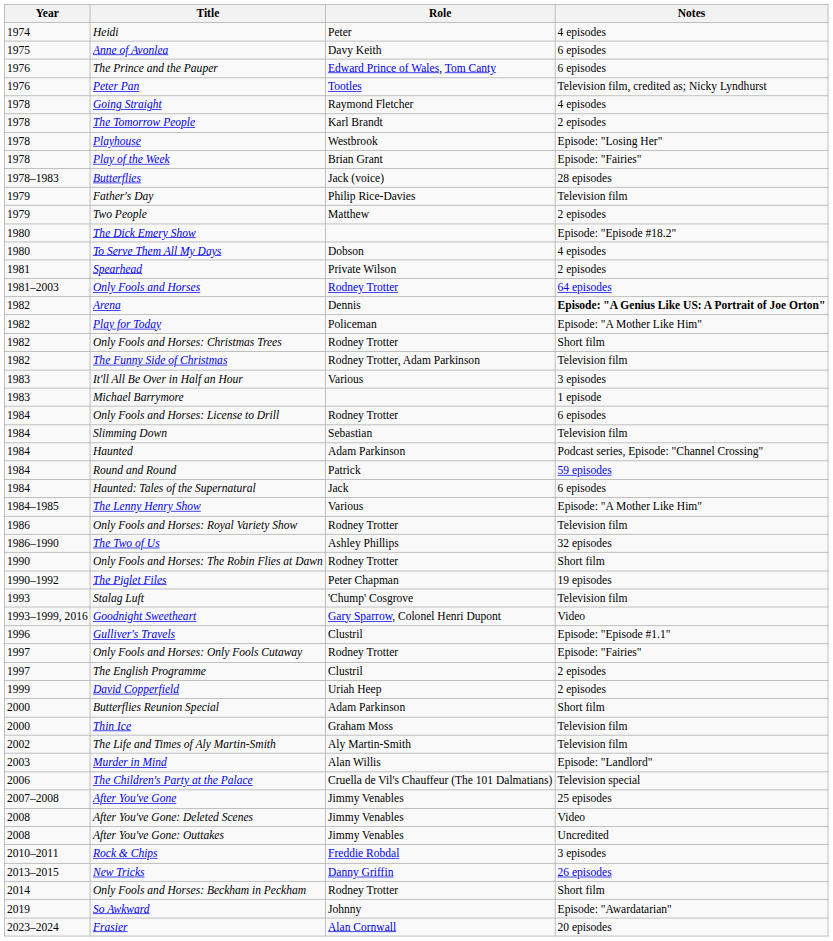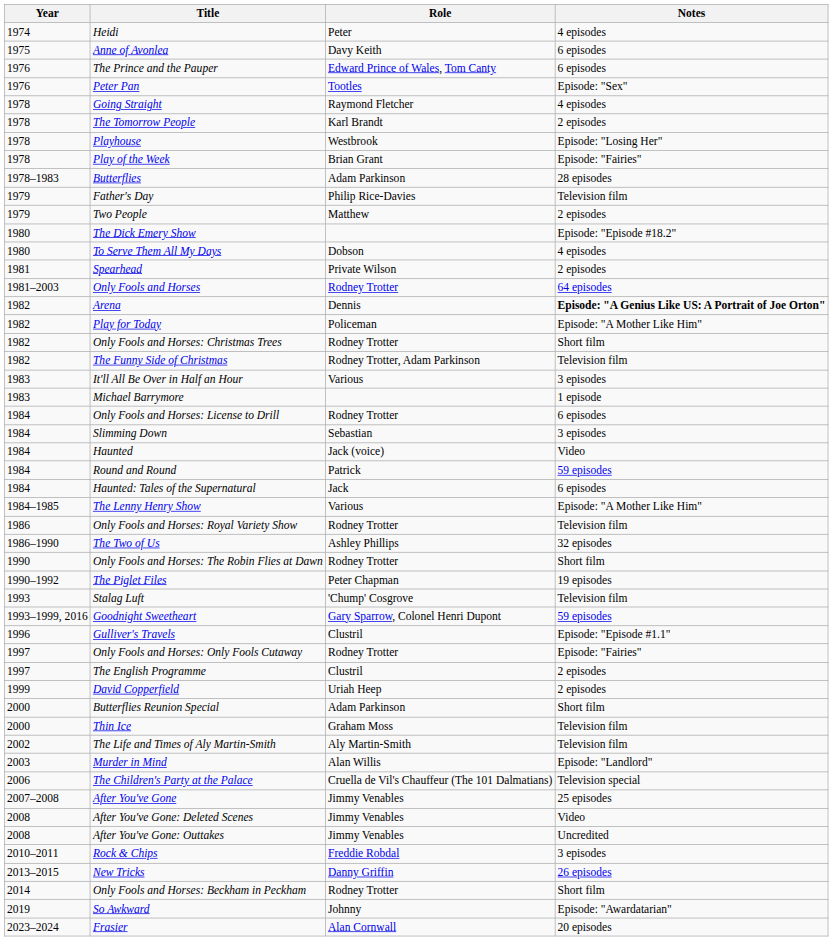(662, 86) Television film, credited as; Nicky Lyndhurst -> (593, 86) Episode: "Sex"
(356, 178) Jack (voice) -> (367, 178) Adam Parkinson
(593, 433) Television film -> (582, 433) 3 episodes
(367, 452) Adam Parkinson -> (356, 452) Jack (voice)
(660, 452) Podcast series, Episode: "Channel Crossing" -> (571, 452) Video
(571, 616) Video -> (585, 616) 59 episodes
